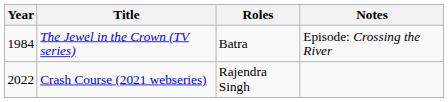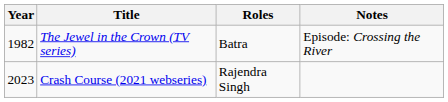(21, 43) 1984 -> (21, 43) 1982
(21, 79) 2022 -> (21, 79) 2023
